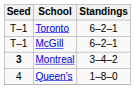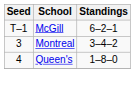- row: (52, 28)
(19, 60) bold -> (19, 44) normal
